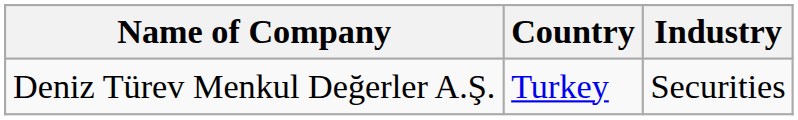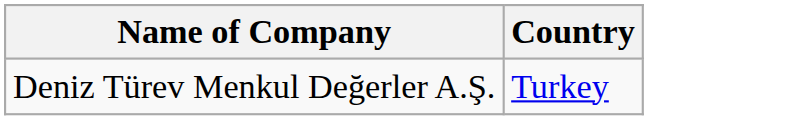- column: (718, 31)
